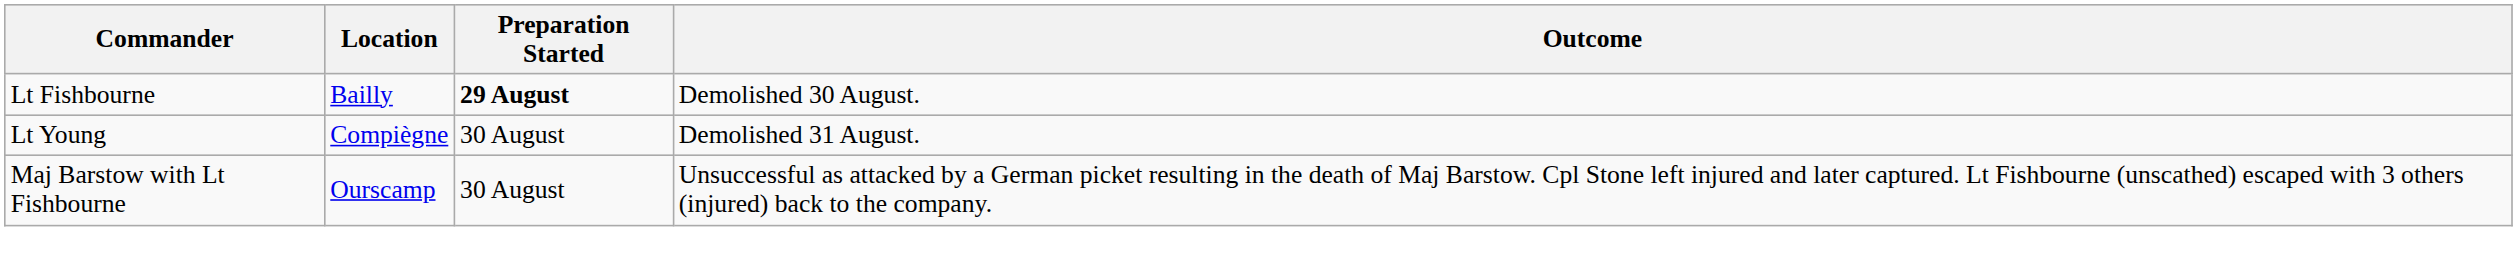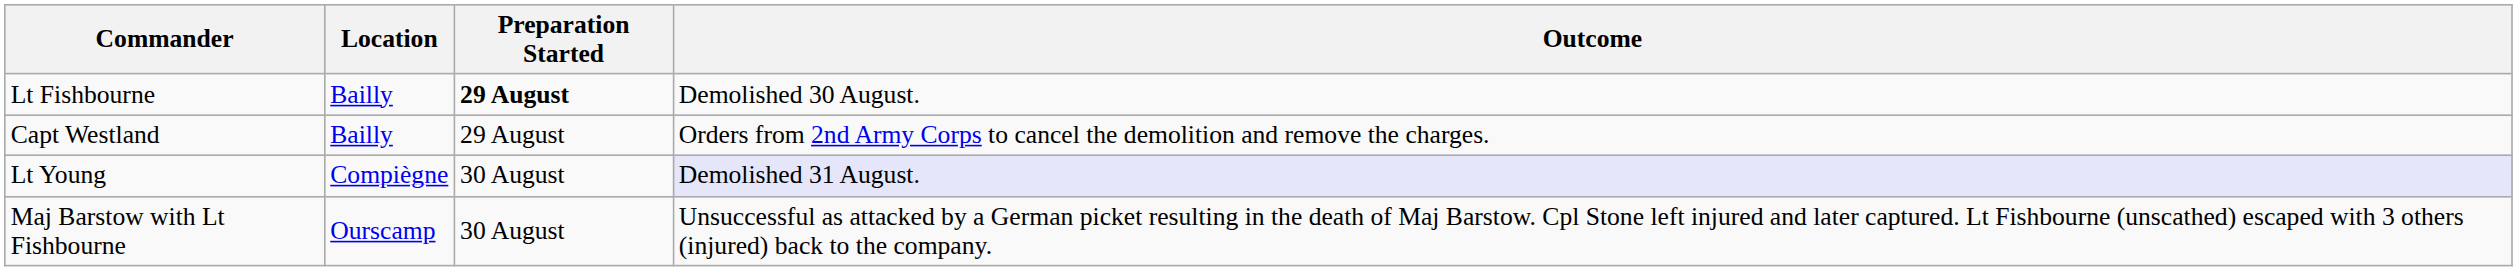+ row: (85, 134)
(799, 134) no background -> (799, 175) lavender background
